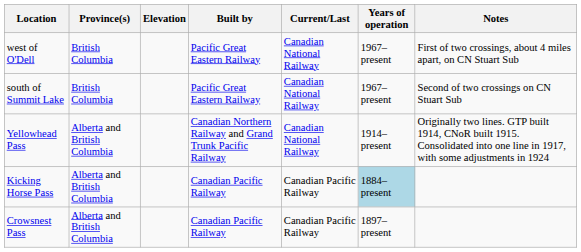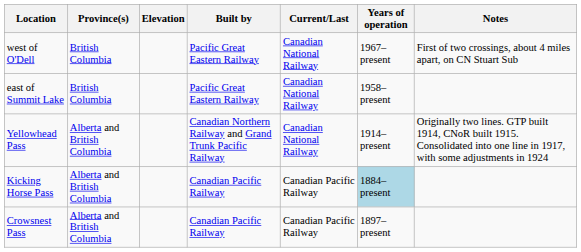- row: (35, 93)
+ row: (35, 93)
